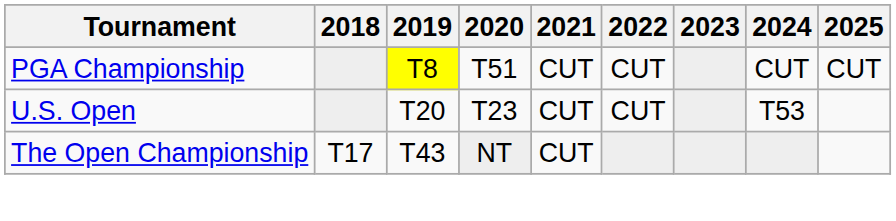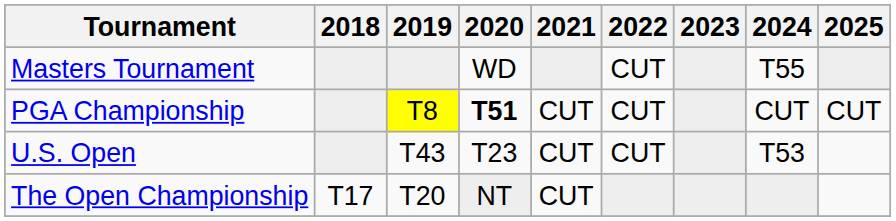+ row: (133, 69)
(494, 69) normal -> (494, 111) bold
(422, 111) T20 -> (422, 153) T43
(422, 153) T43 -> (422, 196) T20
